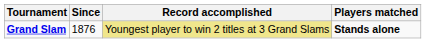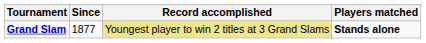(84, 29) 1876 -> (84, 29) 1877
